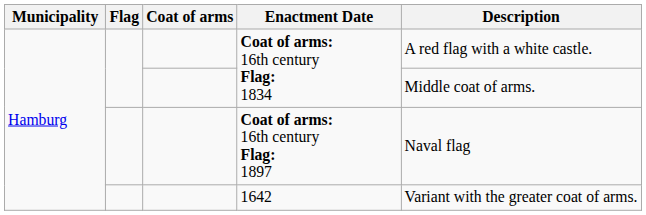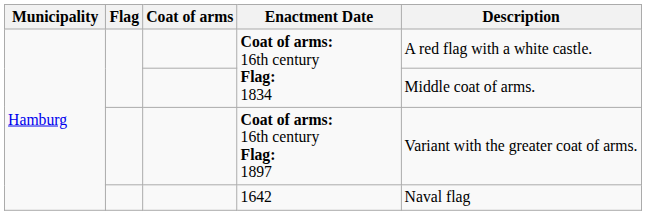(437, 146) Naval flag -> (521, 146) Variant with the greater coat of arms.
(521, 197) Variant with the greater coat of arms. -> (437, 197) Naval flag
